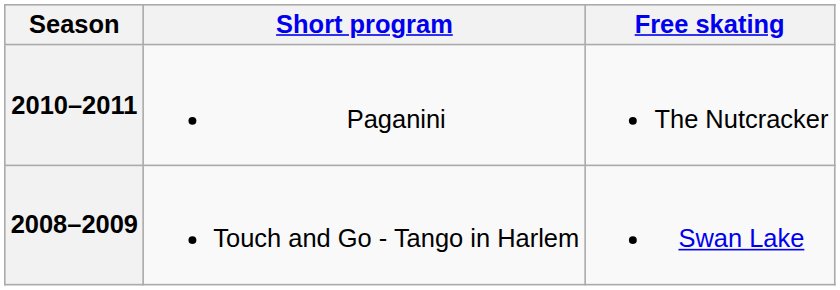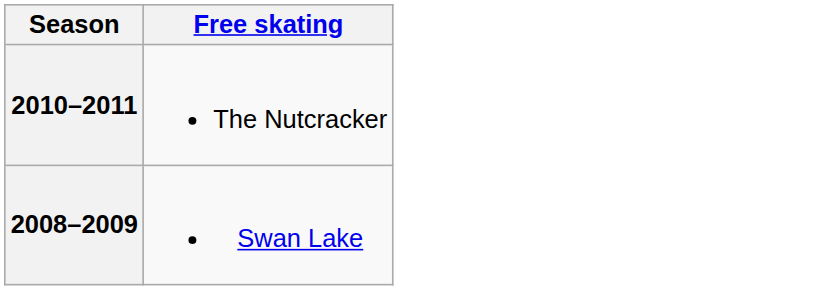- column: (364, 24)
